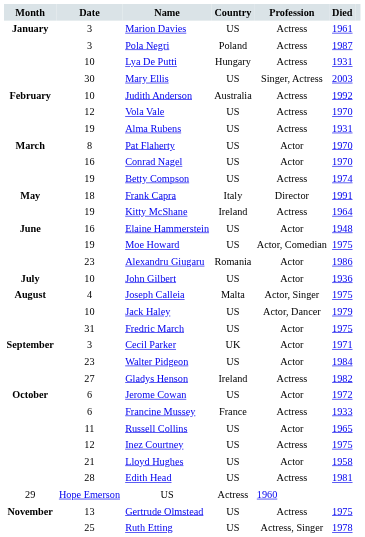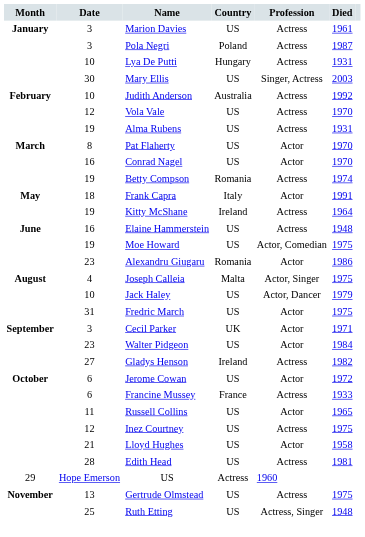(233, 178) US -> (233, 178) Romania
(292, 195) Director -> (292, 195) Actor
(292, 228) Actor -> (292, 228) Actress
- row: (151, 278)
(342, 528) 1978 -> (342, 511) 1948
